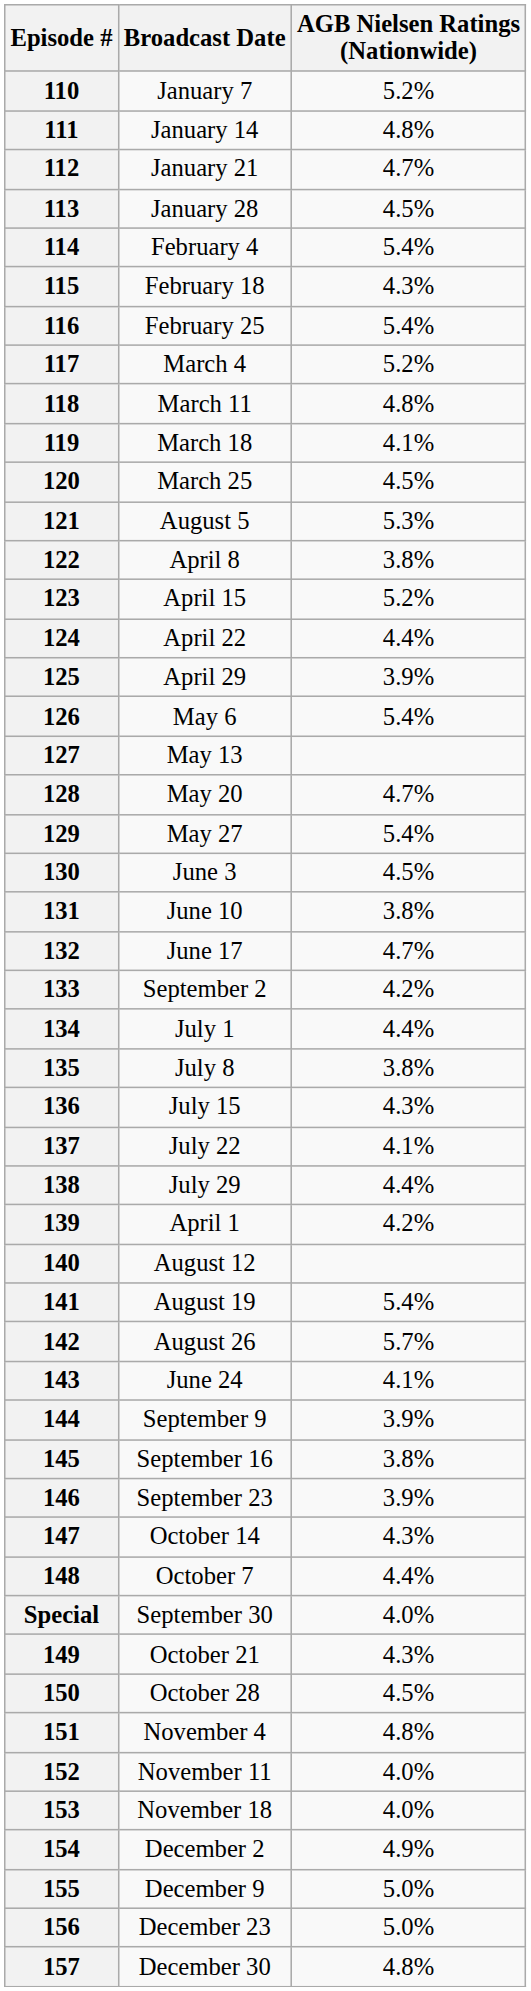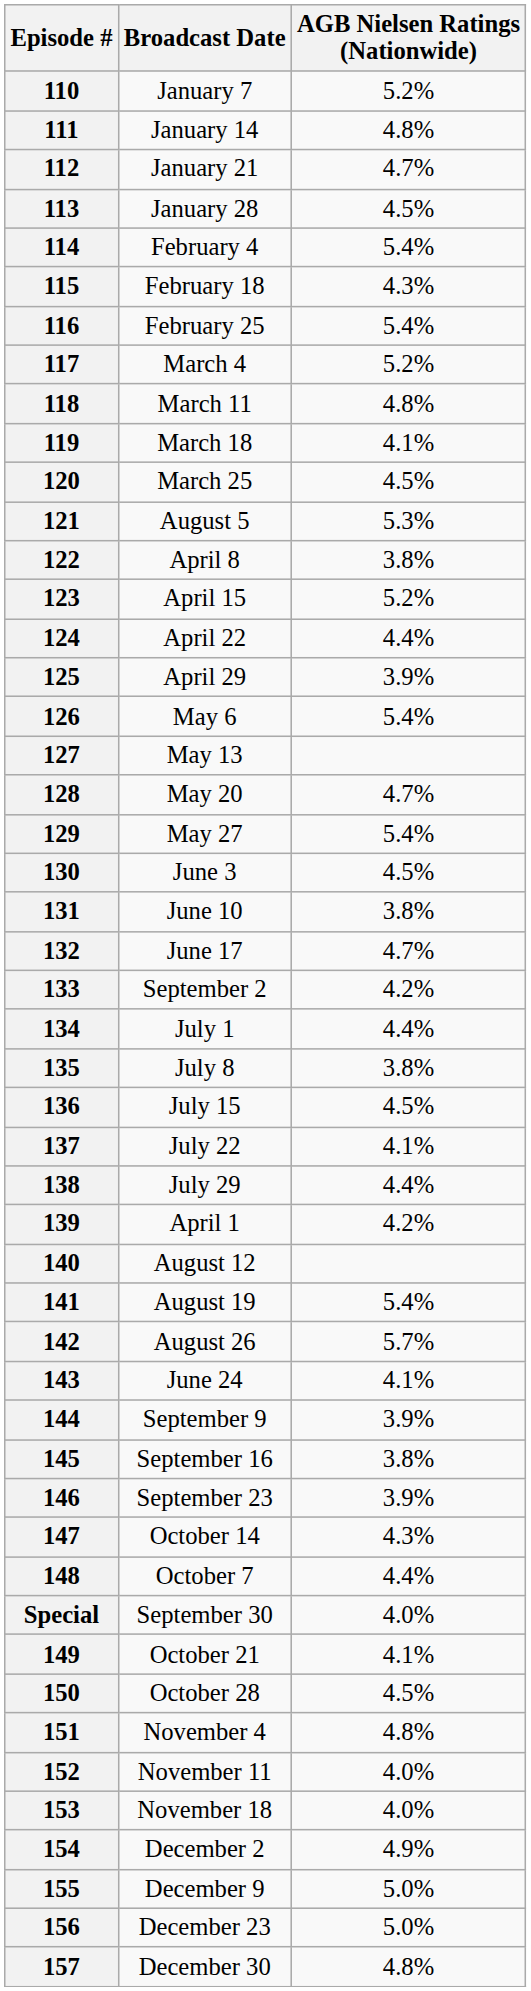(409, 1106) 4.3% -> (409, 1106) 4.5%
(409, 1653) 4.3% -> (409, 1653) 4.1%
